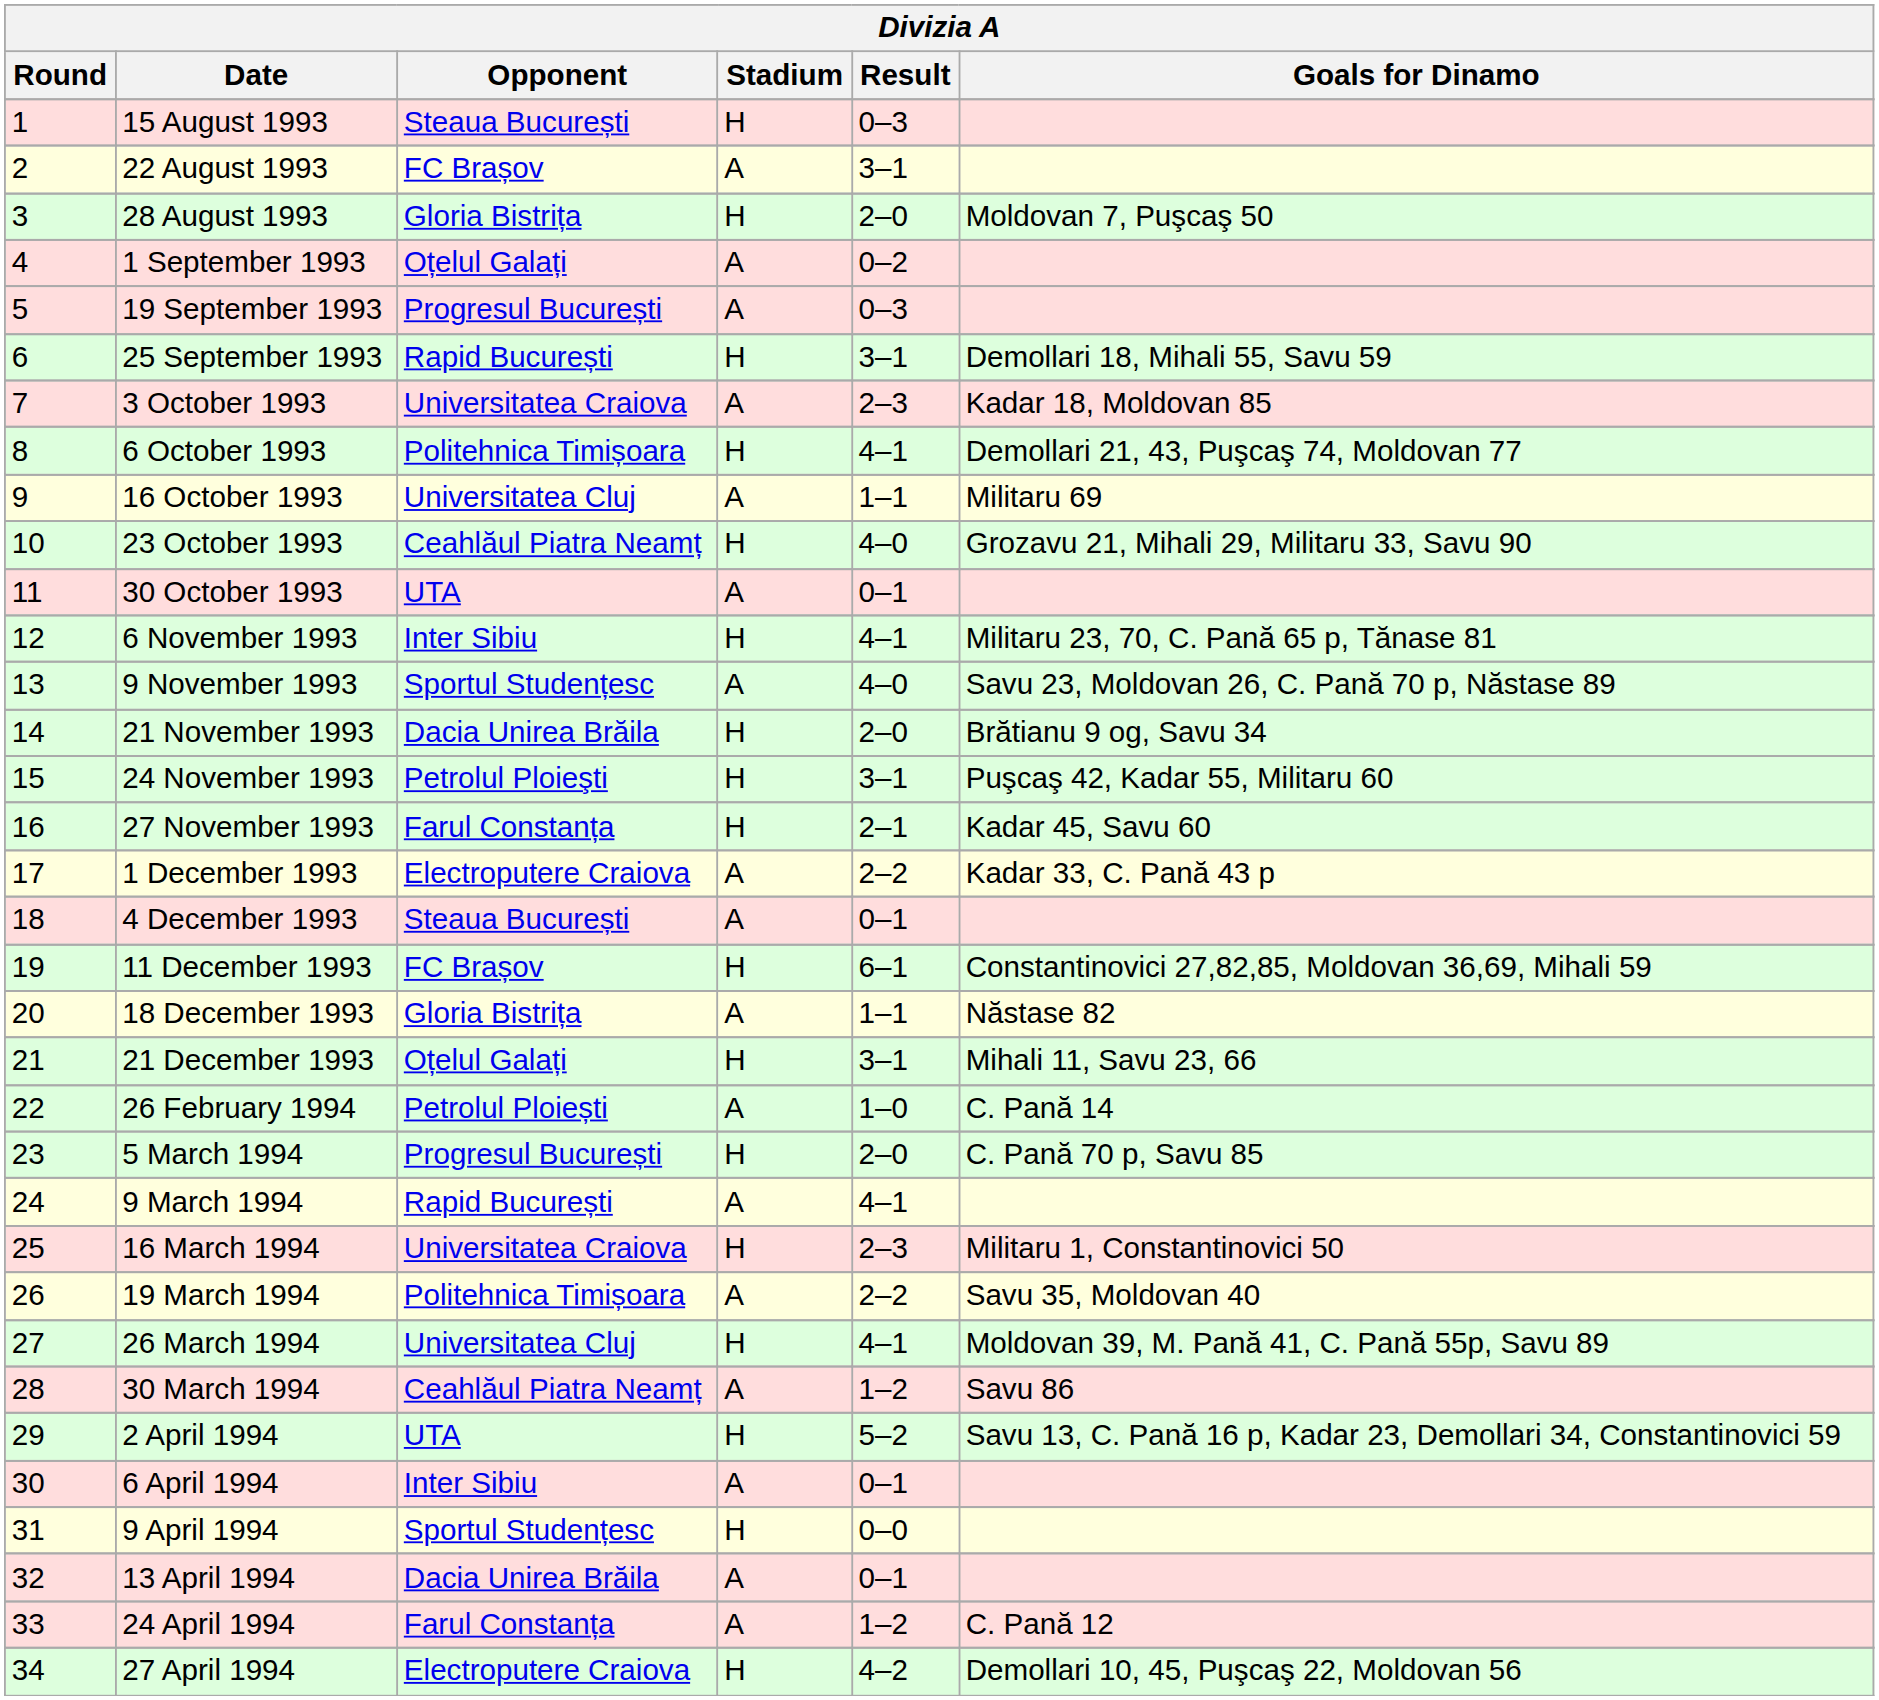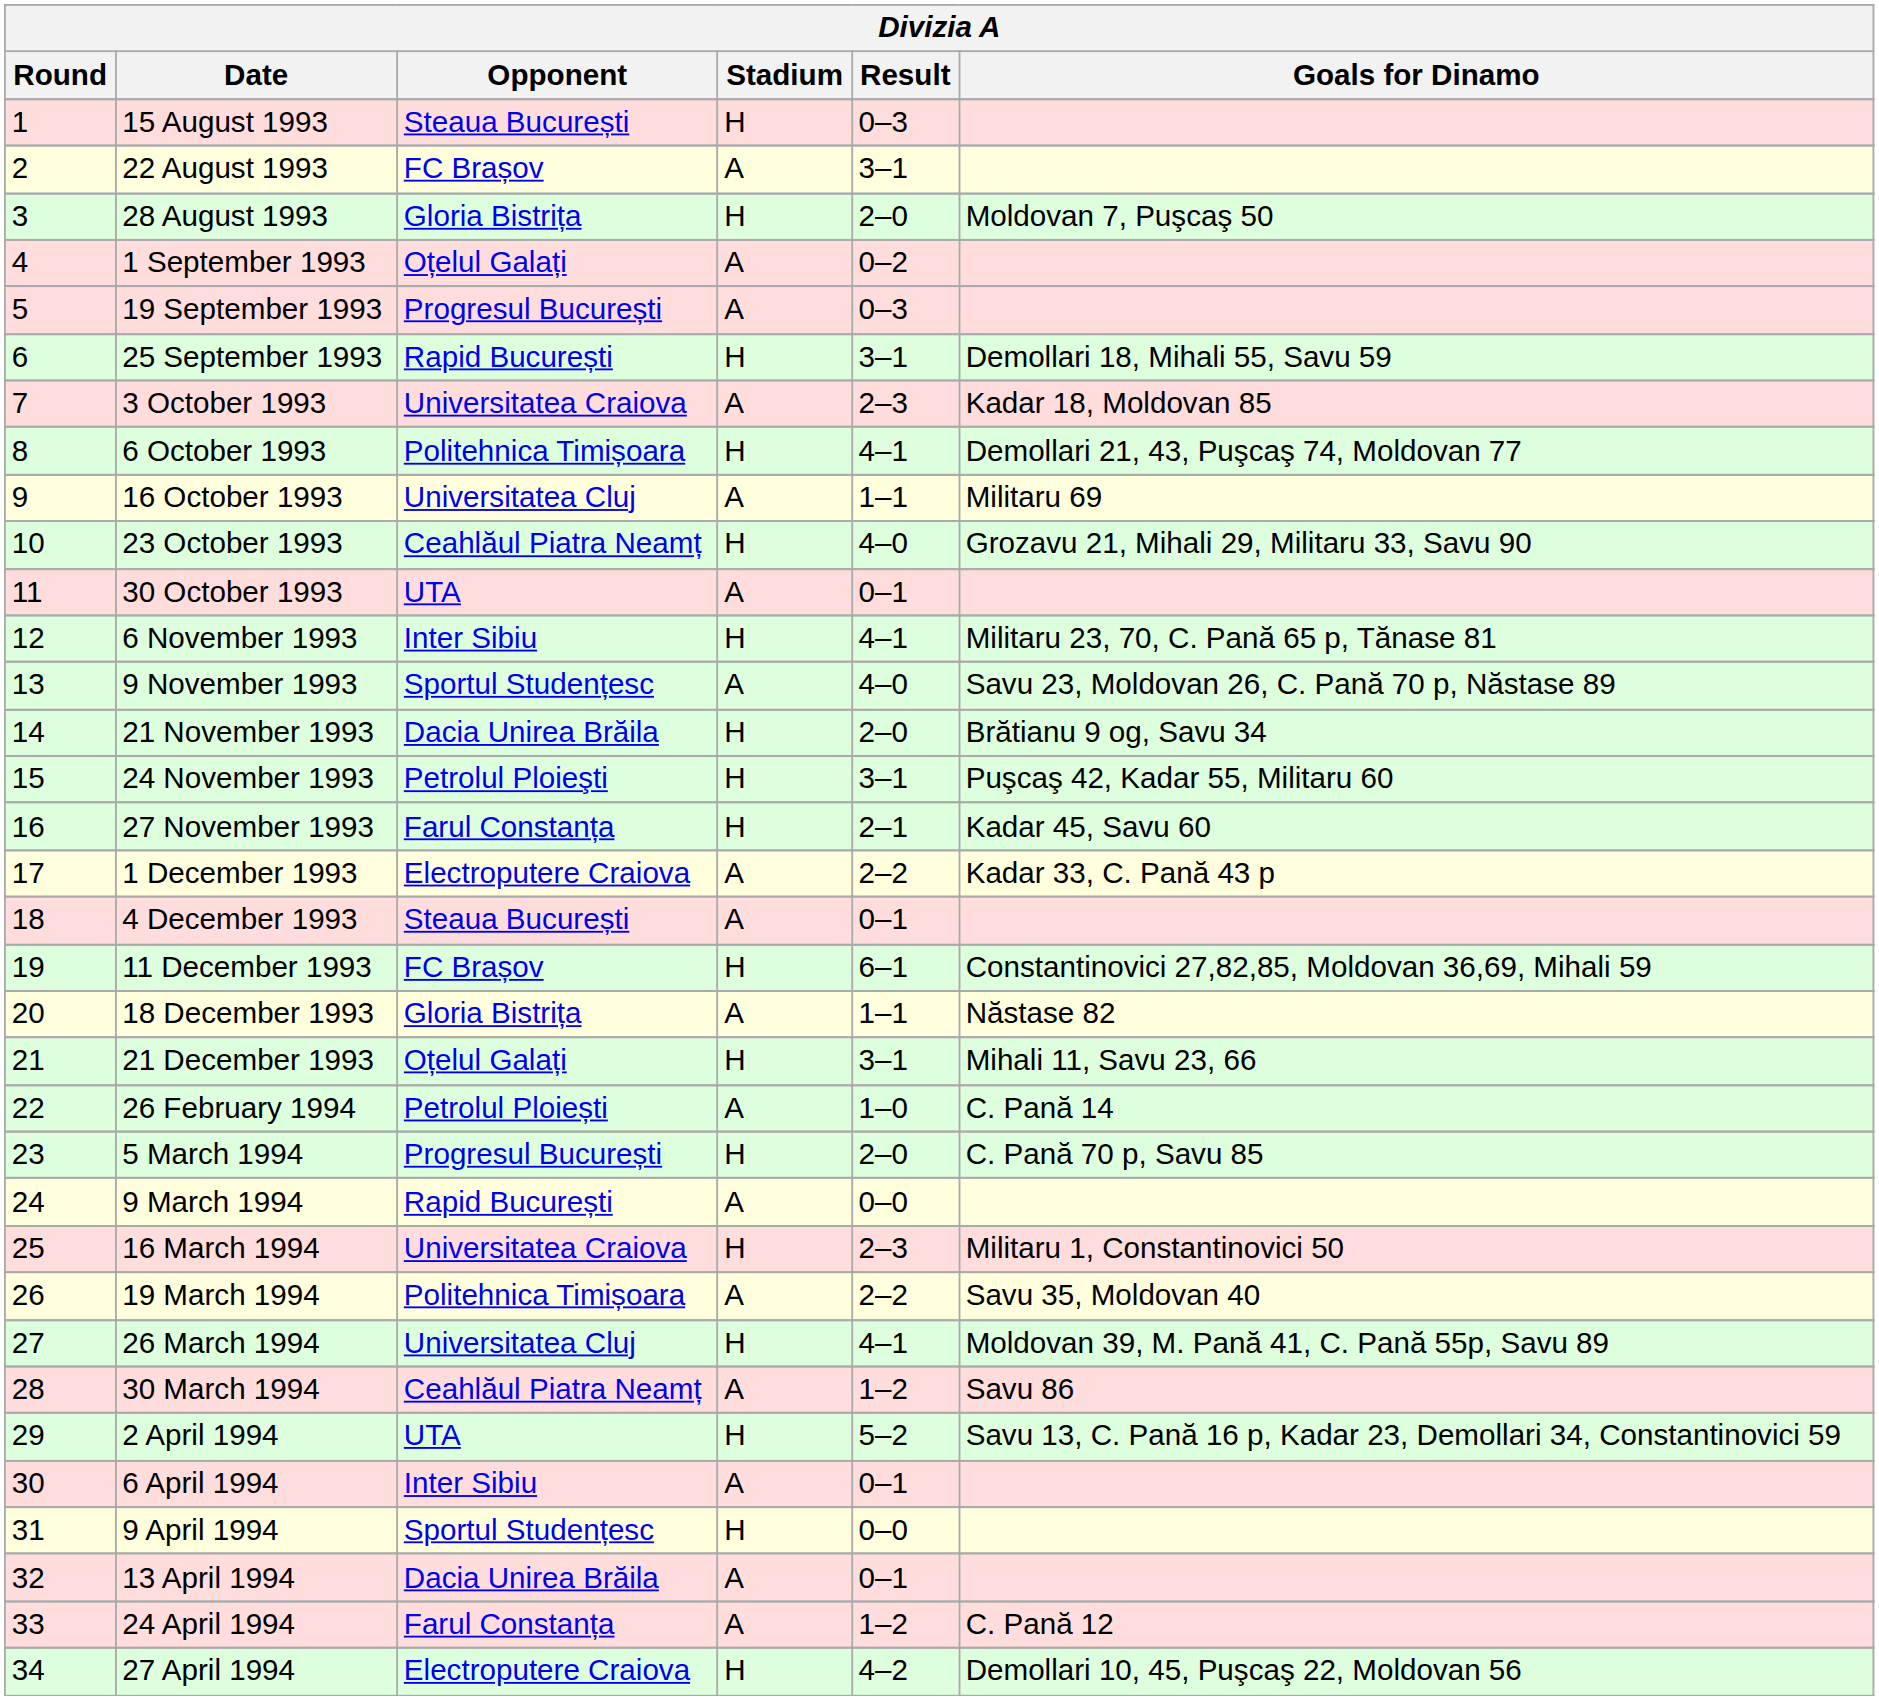(883, 1201) 4–1 -> (883, 1201) 0–0
